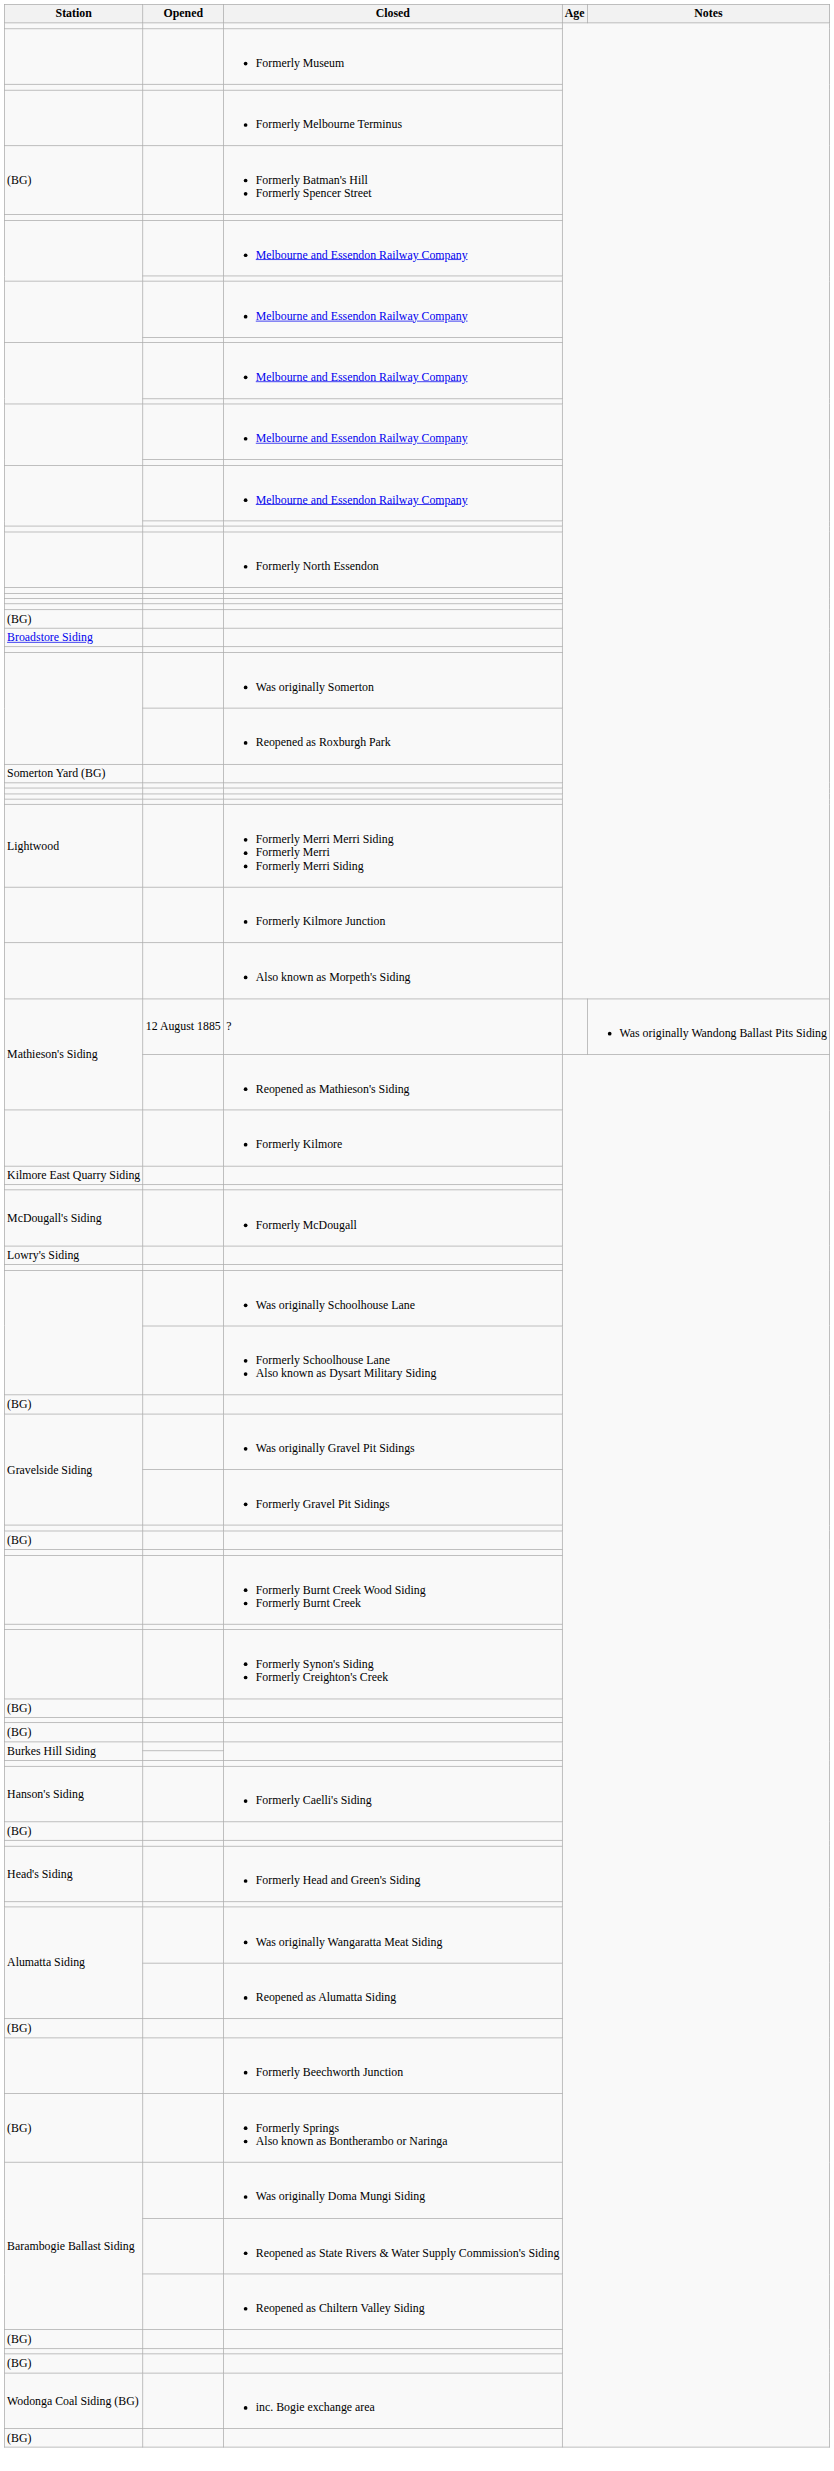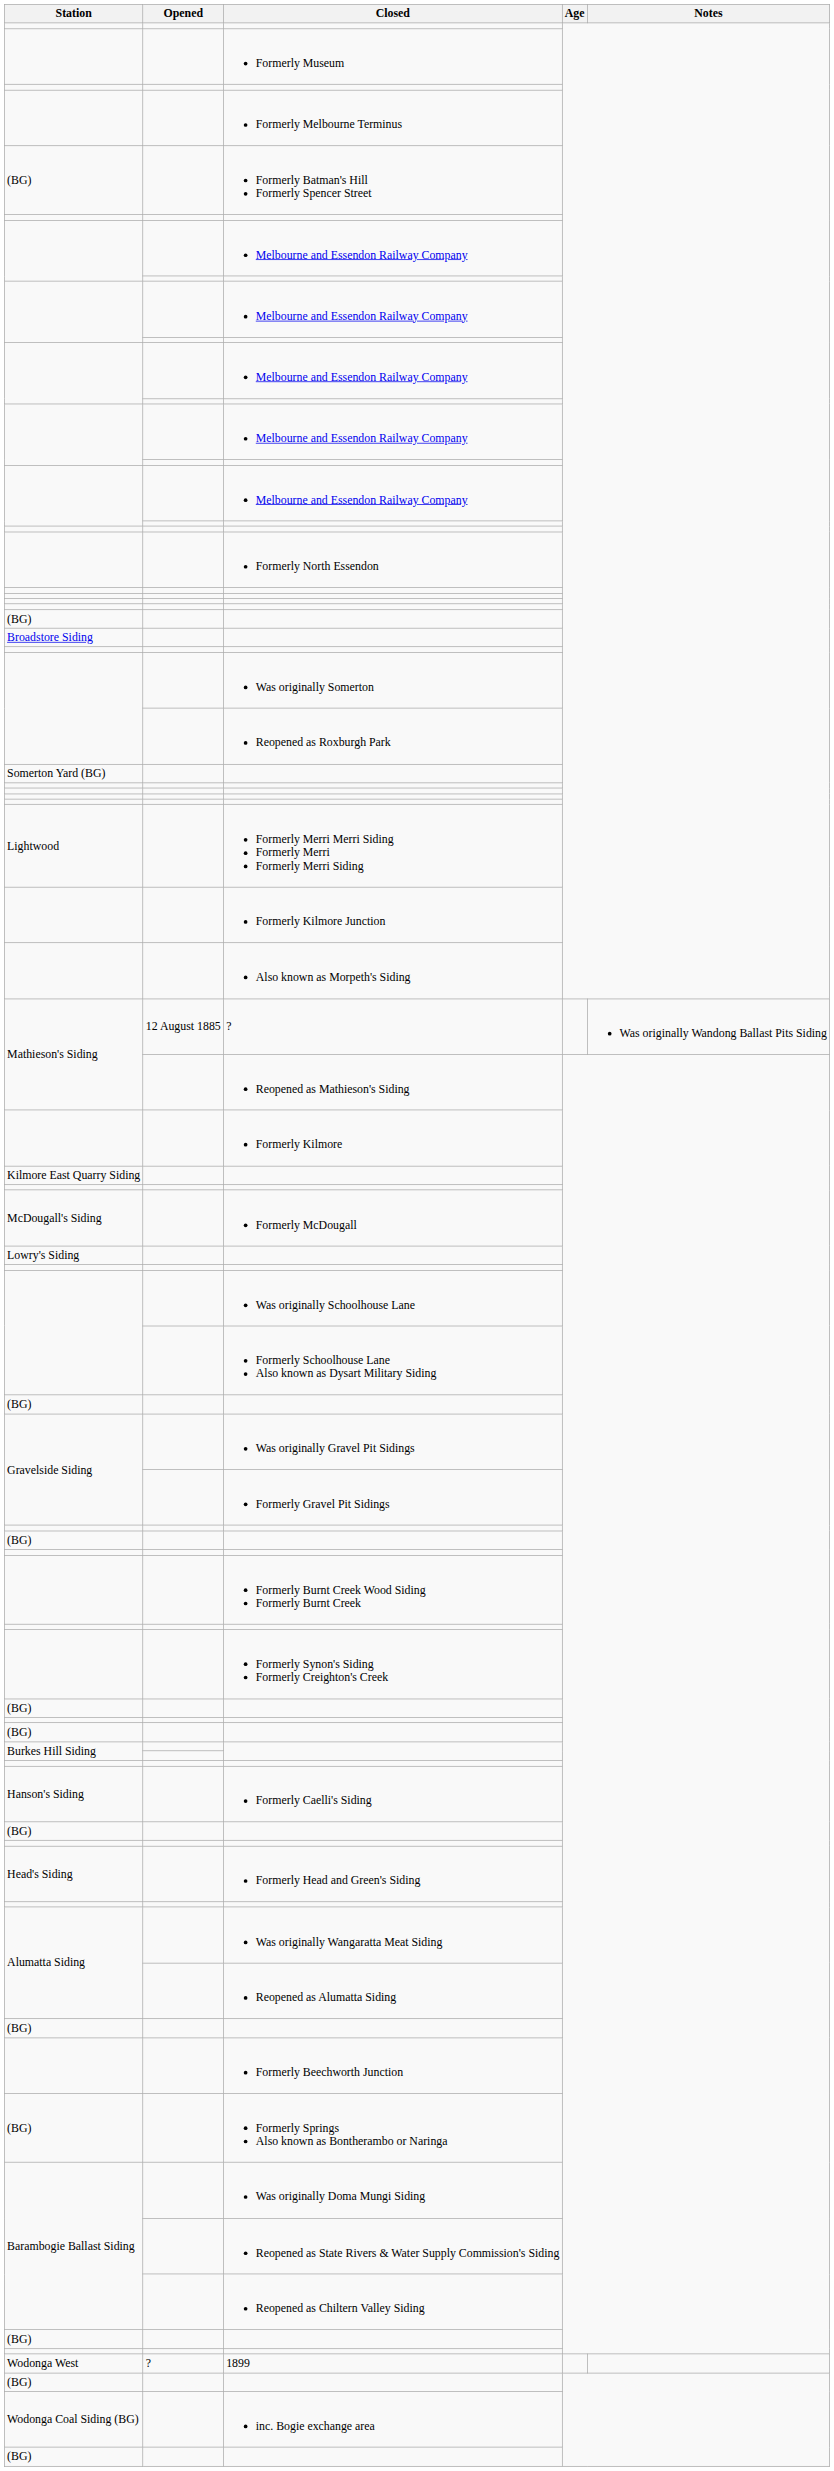+ row: (43, 2363)
